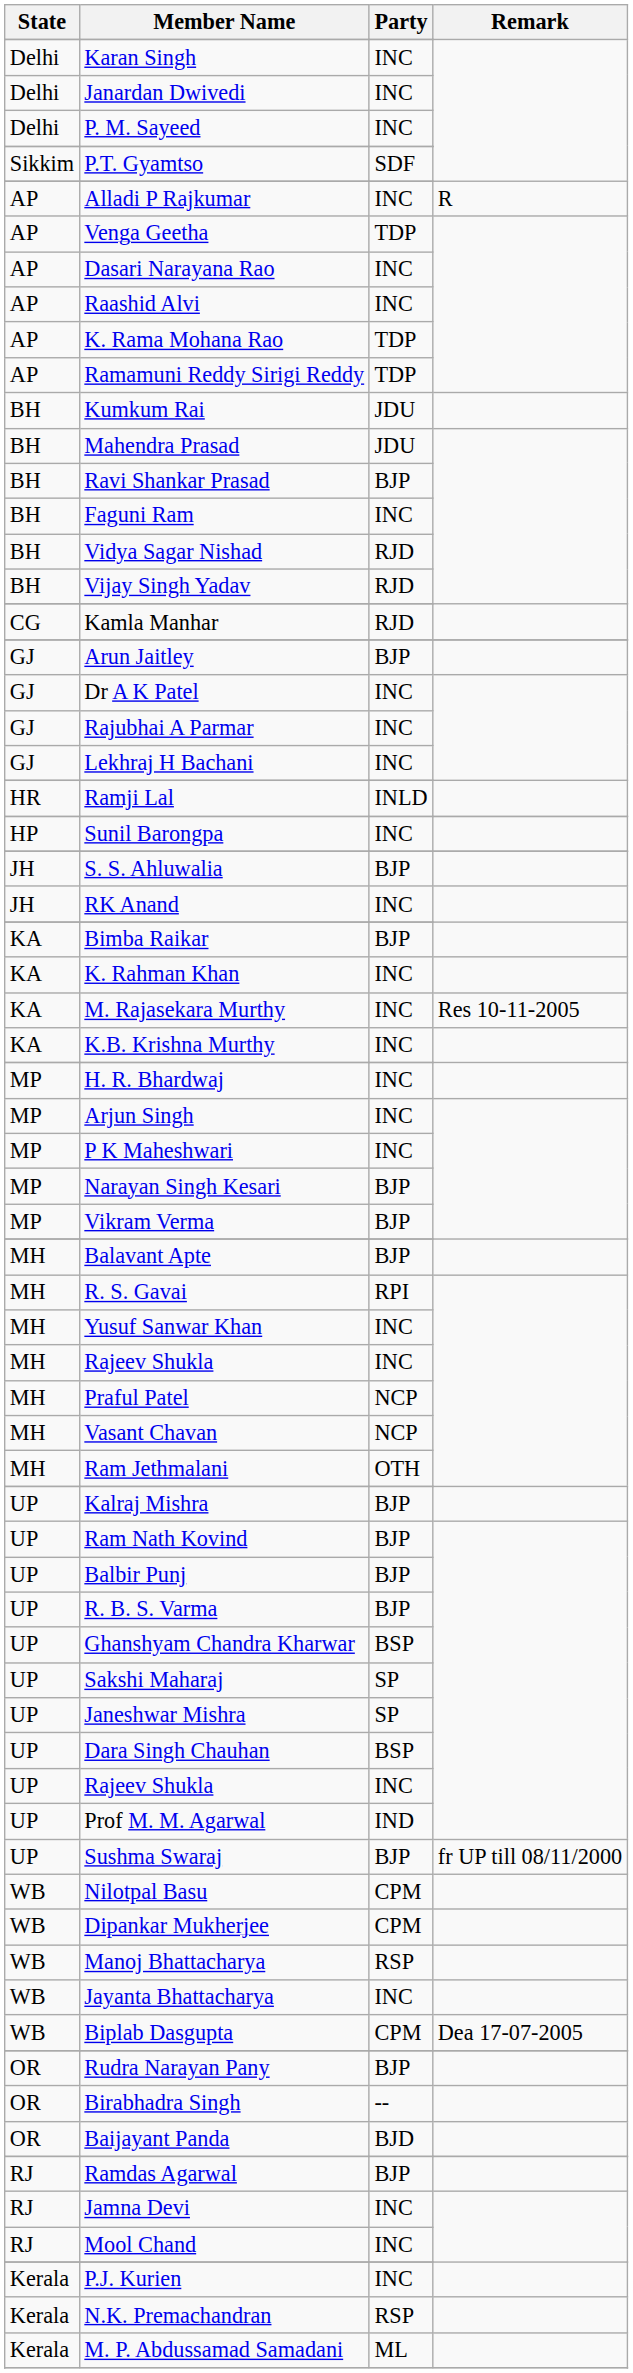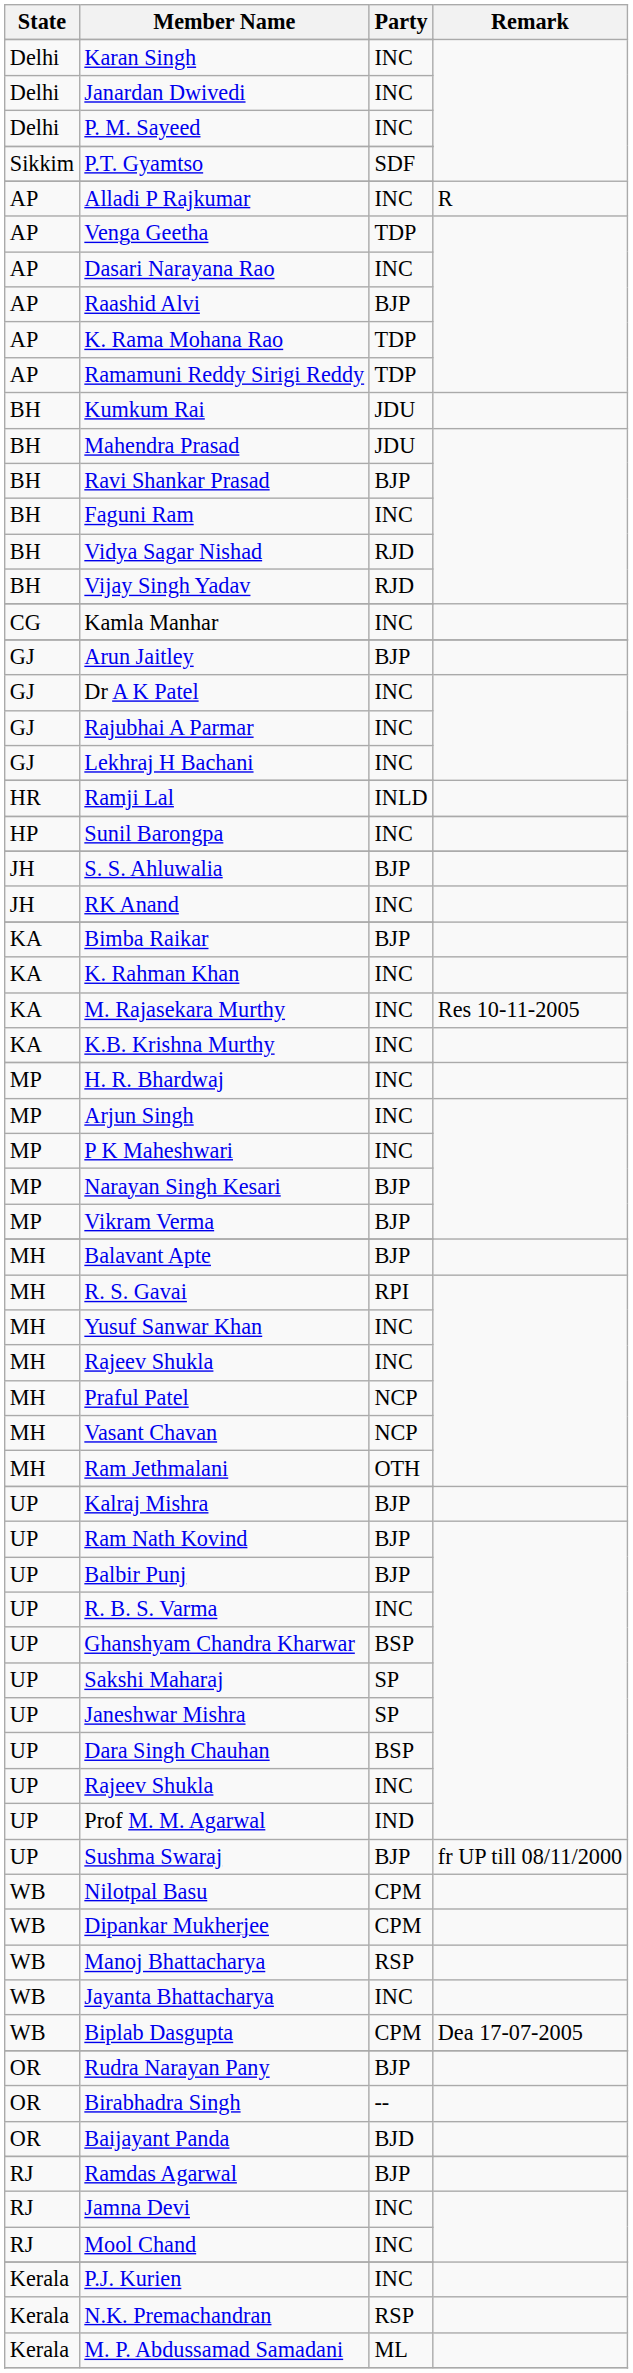(394, 304) INC -> (392, 304) BJP
(394, 621) RJD -> (394, 621) INC
(392, 1609) BJP -> (394, 1609) INC
